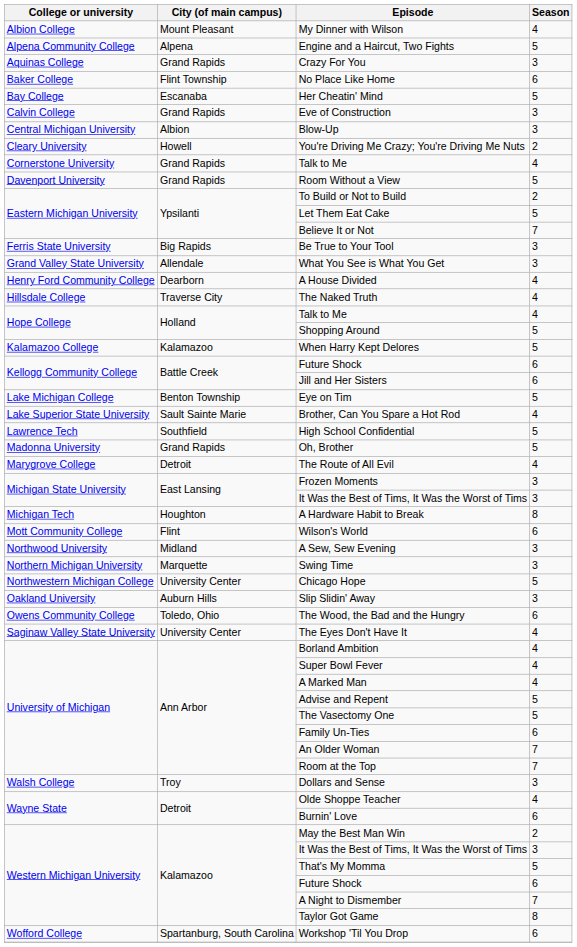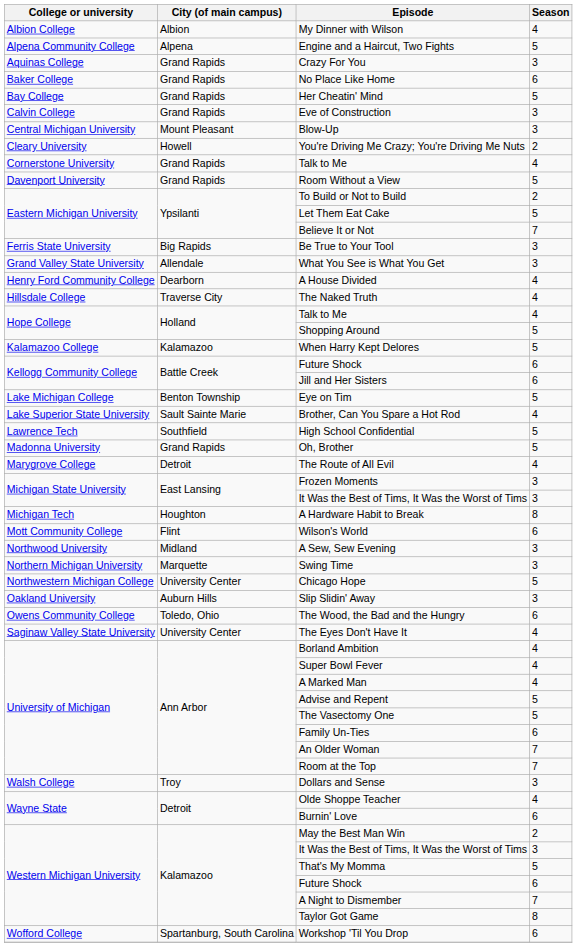(197, 29) Mount Pleasant -> (175, 29) Albion
(193, 79) Flint Township -> (193, 79) Grand Rapids
(183, 96) Escanaba -> (193, 96) Grand Rapids
(175, 130) Albion -> (197, 130) Mount Pleasant
